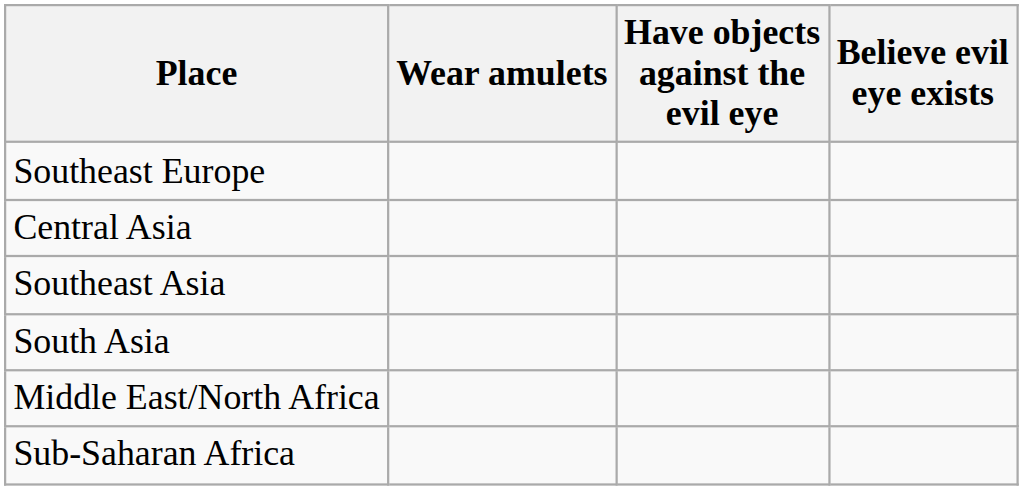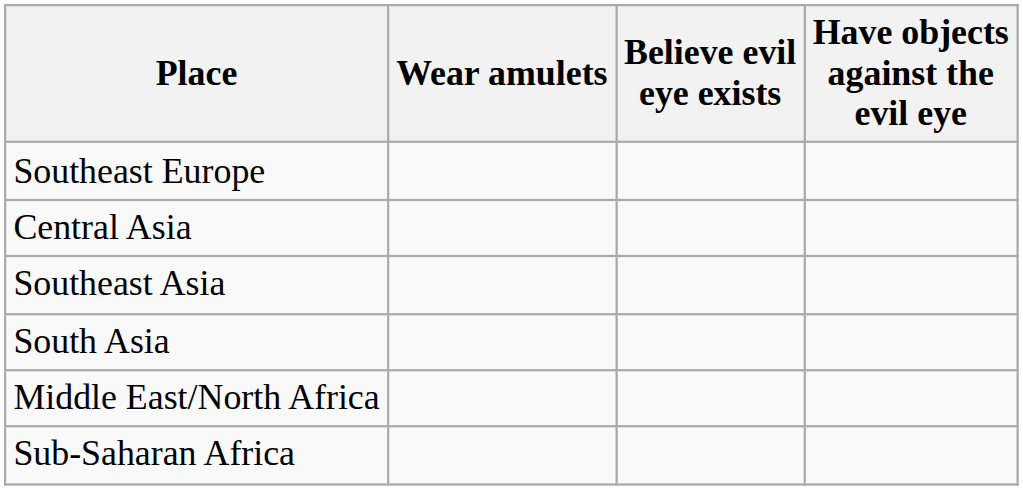columns swapped: (923, 73) <-> (722, 73)
